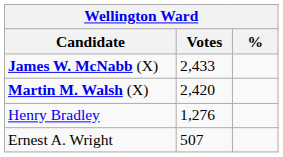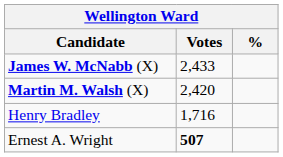(198, 115) 1,276 -> (198, 115) 1,716
(192, 139) normal -> (192, 139) bold
